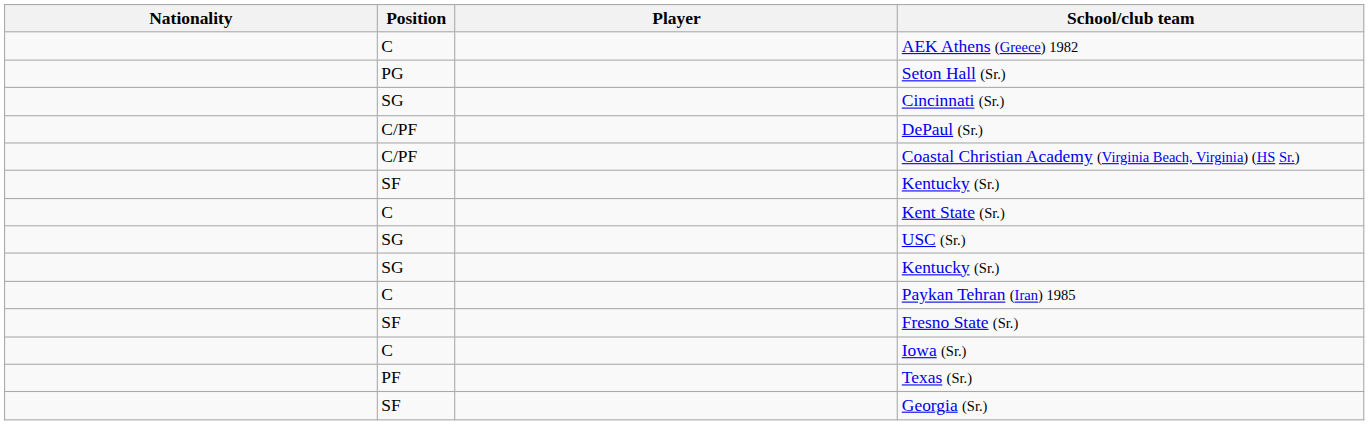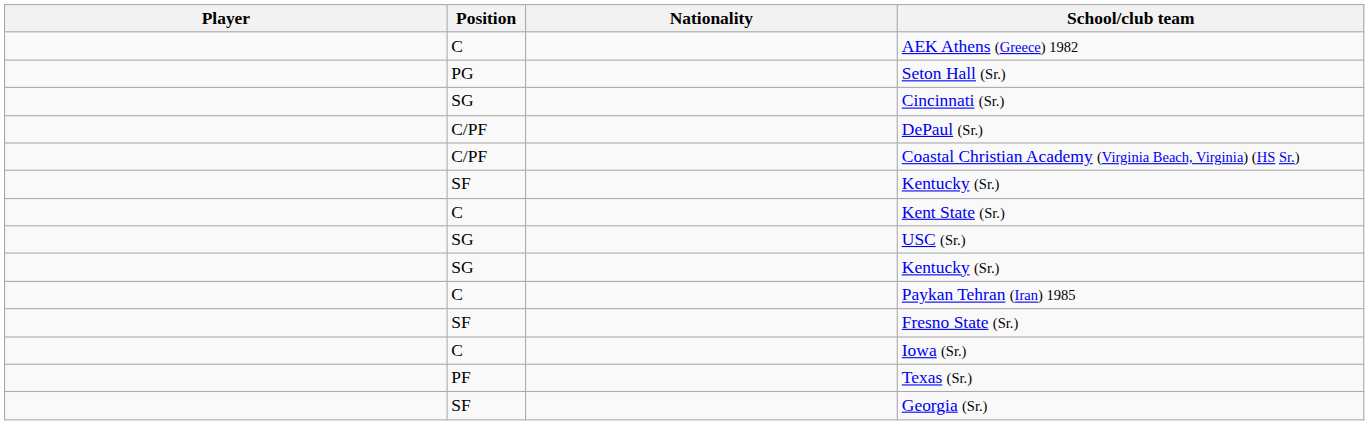columns swapped: (676, 18) <-> (191, 18)
